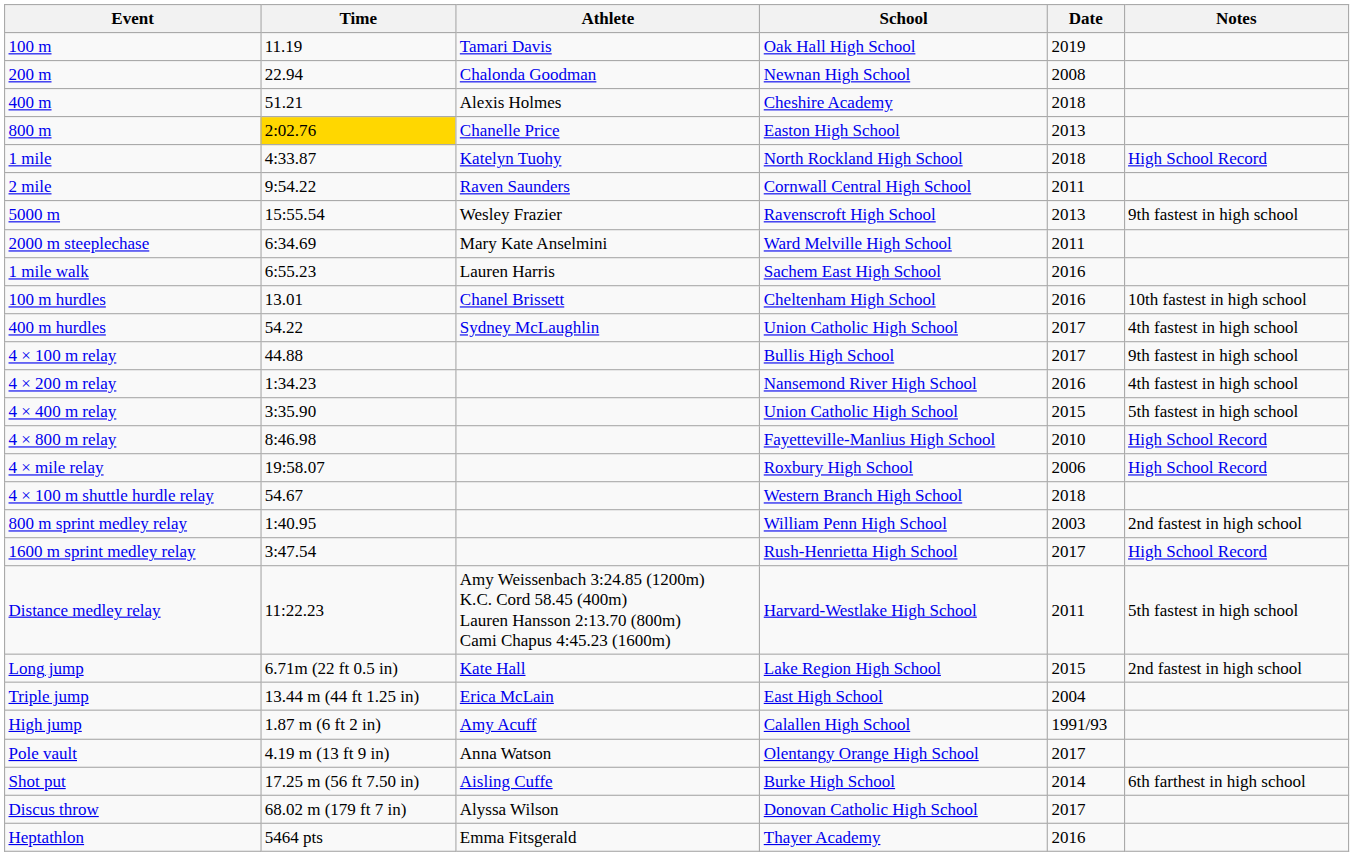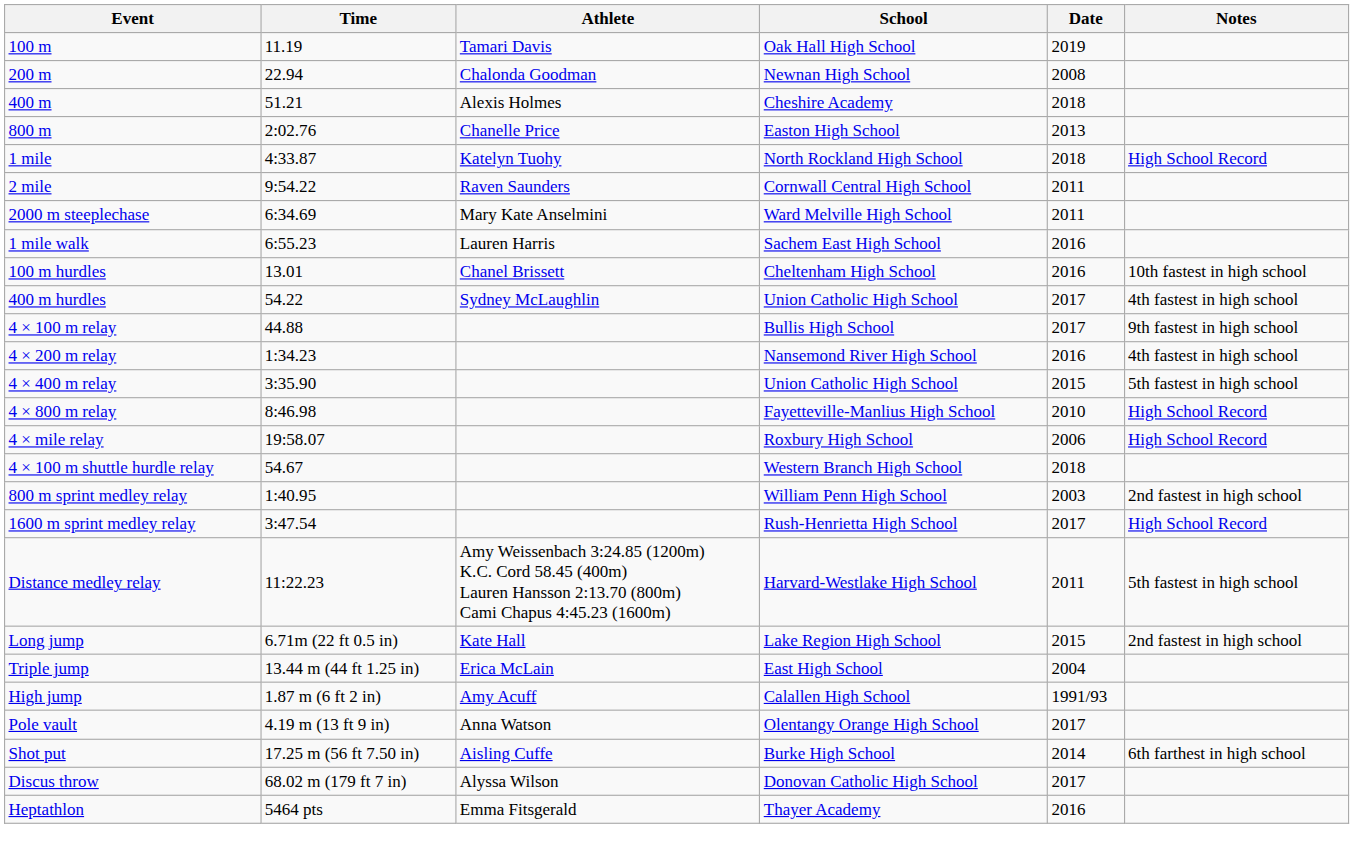(290, 131) gold background -> (290, 131) no background
- row: (34, 215)
